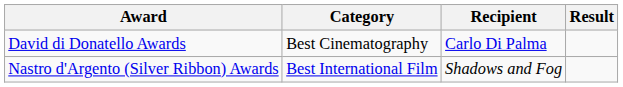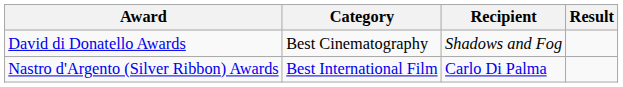(496, 43) Carlo Di Palma -> (504, 43) Shadows and Fog
(504, 69) Shadows and Fog -> (496, 69) Carlo Di Palma
